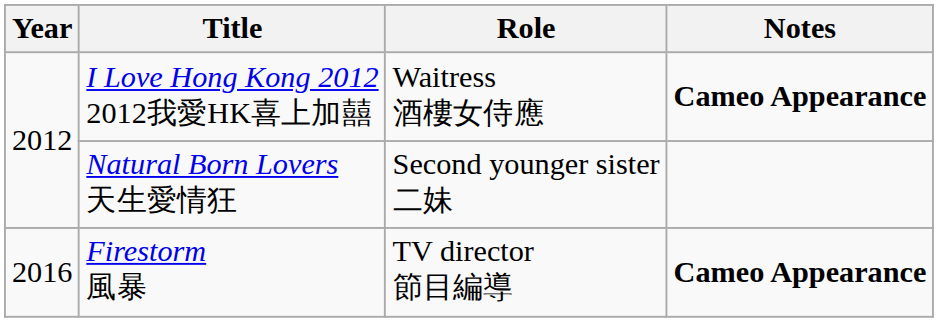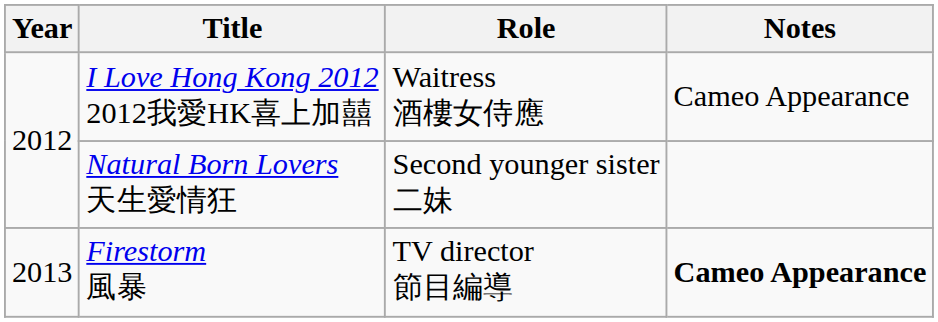(800, 96) bold -> (792, 96) normal
(42, 271) 2016 -> (42, 271) 2013
